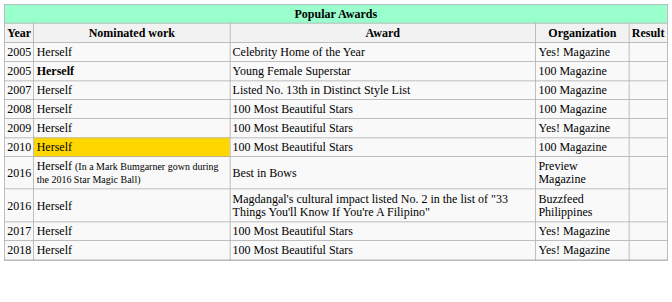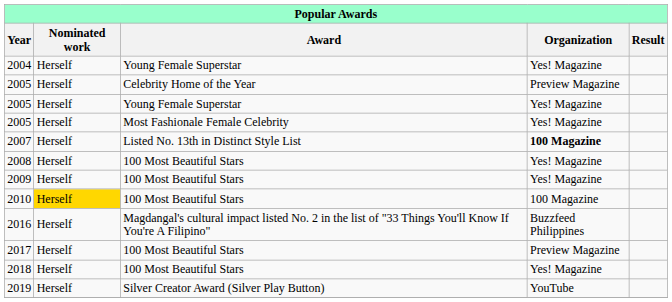+ row: (19, 65)
(574, 52) Yes! Magazine -> (575, 84) Preview Magazine
(55, 71) bold -> (54, 103) normal
(573, 71) 100 Magazine -> (566, 103) Yes! Magazine
+ row: (19, 122)
(573, 90) normal -> (566, 141) bold
(573, 109) 100 Magazine -> (566, 160) Yes! Magazine
- row: (19, 173)
(574, 231) Yes! Magazine -> (575, 250) Preview Magazine
+ row: (19, 288)
